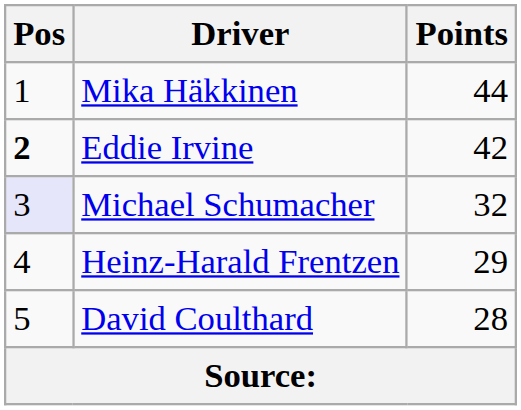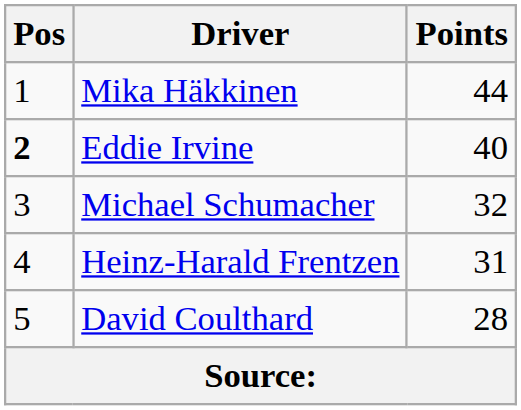(491, 147) 42 -> (491, 147) 40
(22, 204) lavender background -> (22, 204) no background
(491, 261) 29 -> (491, 261) 31
